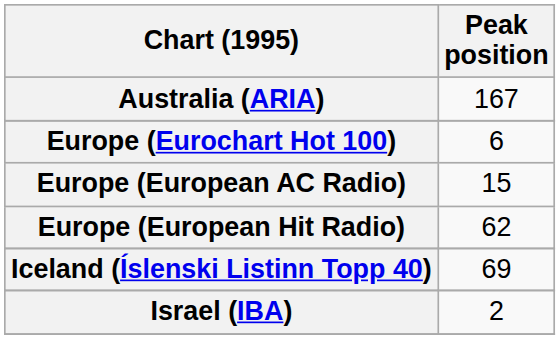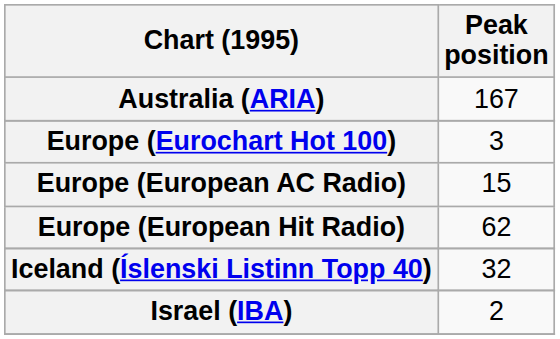(496, 141) 6 -> (496, 141) 3
(496, 269) 69 -> (496, 269) 32
